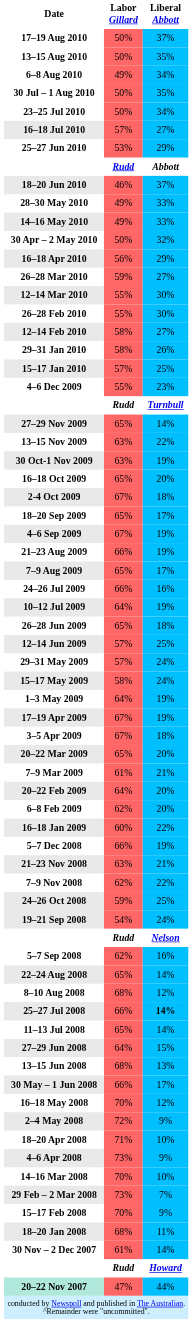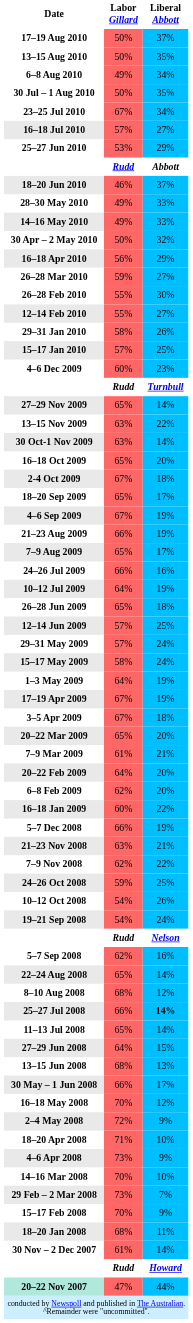(123, 111) 50% -> (123, 111) 67%
- row: (54, 295)
(123, 331) 58% -> (123, 313) 55%
(123, 387) 55% -> (123, 368) 60%
(166, 460) 19% -> (166, 442) 14%
+ row: (54, 901)
